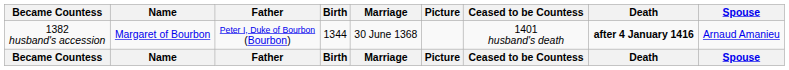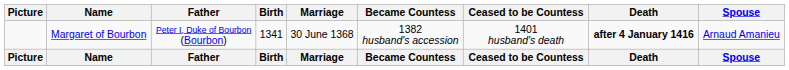columns swapped: (442, 12) <-> (57, 12)
(335, 35) 1344 -> (271, 35) 1341
